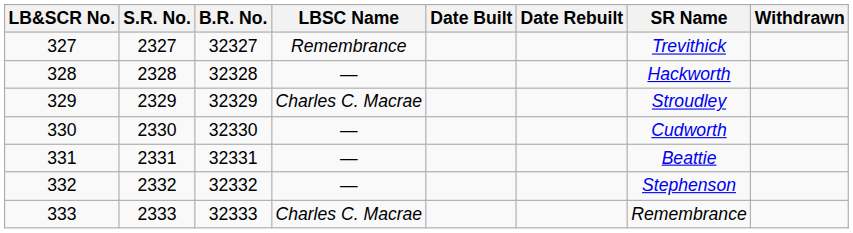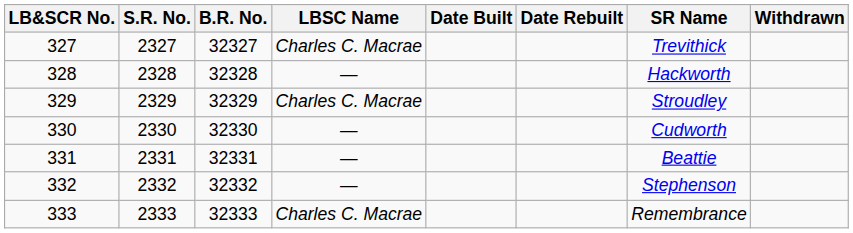(349, 46) Remembrance -> (349, 46) Charles C. Macrae
